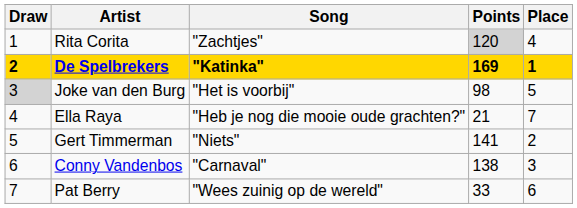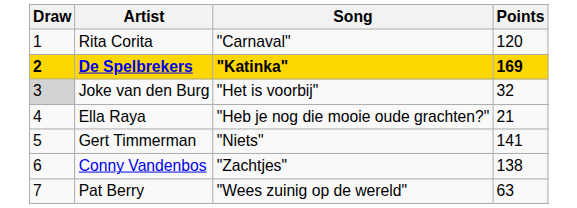- column: (548, 16)
(228, 41) "Zachtjes" -> (254, 41) "Carnaval"
(486, 41) lightgrey background -> (510, 41) no background
(481, 91) 98 -> (505, 91) 32
(229, 166) "Carnaval" -> (252, 166) "Zachtjes"
(481, 191) 33 -> (505, 191) 63
